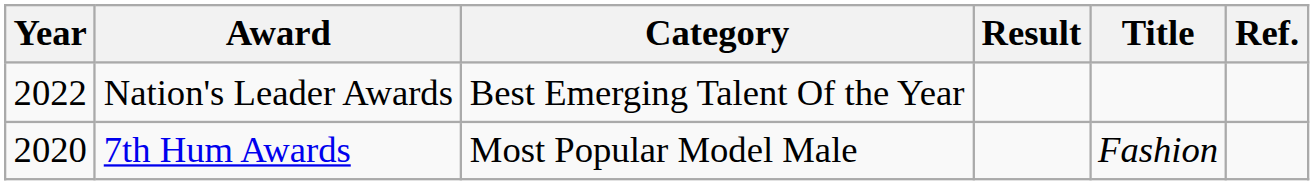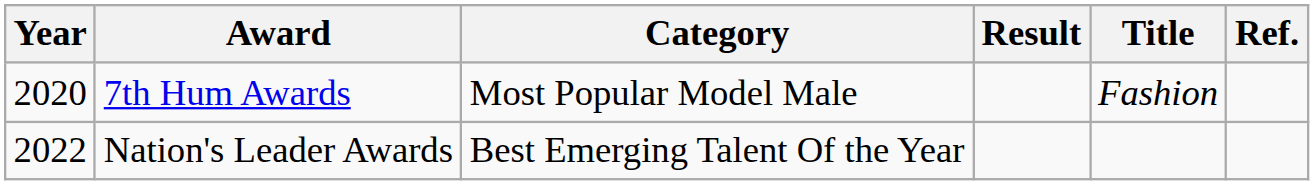rows swapped: (227, 149) <-> (278, 91)
